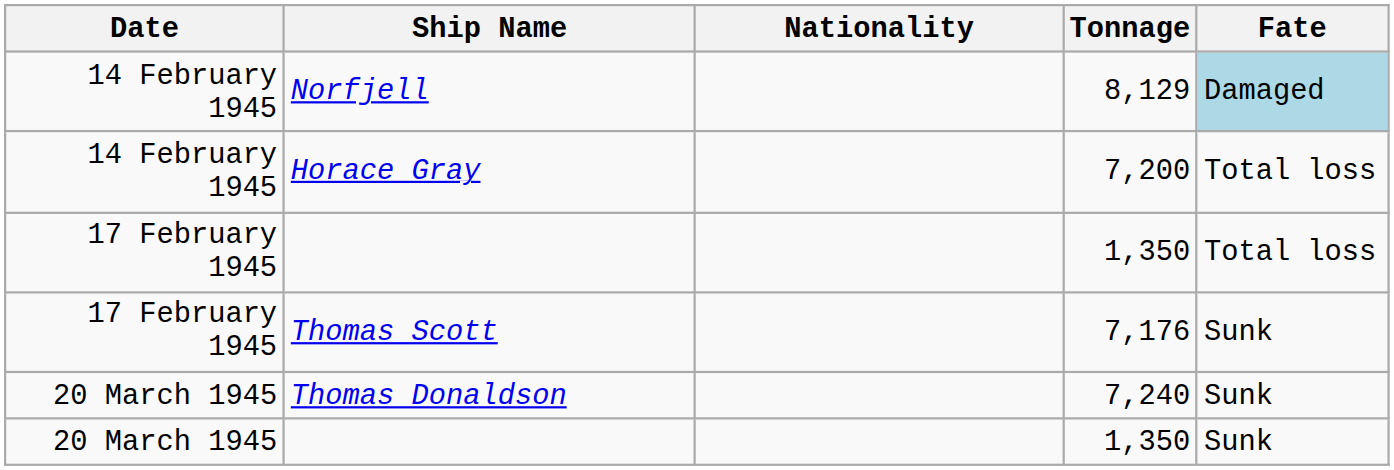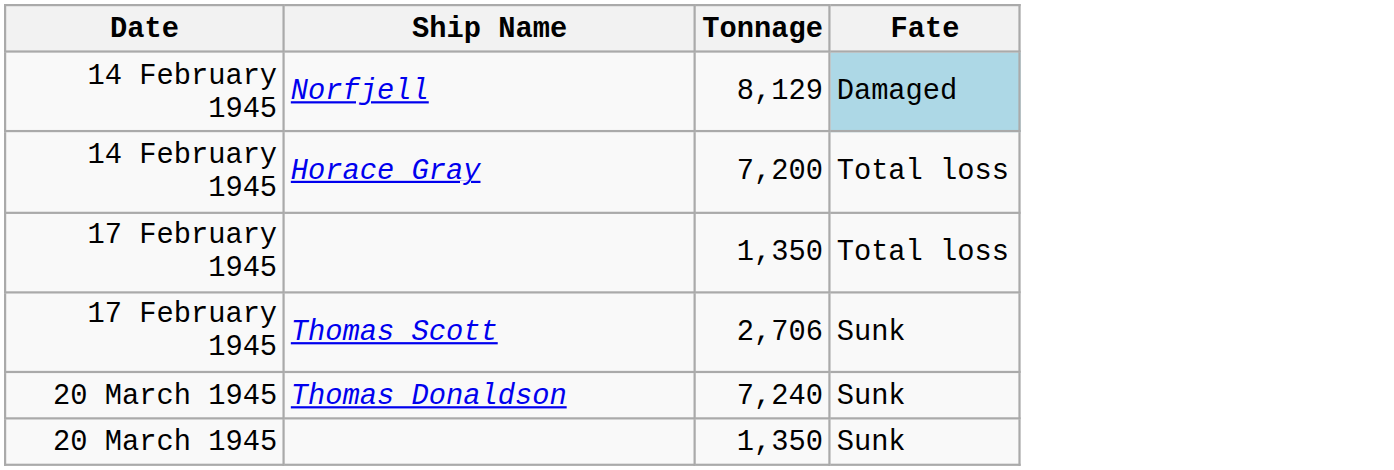- column: (879, 29)
(1147, 332) 7,176 -> (780, 332) 2,706
